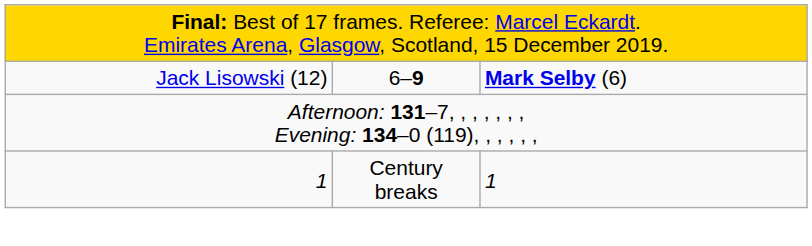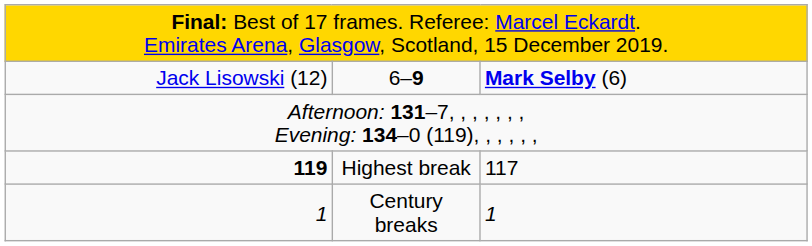+ row: (310, 168)
